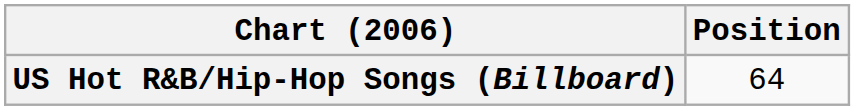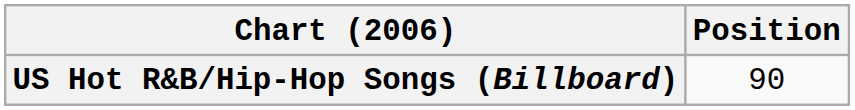(767, 81) 64 -> (767, 81) 90
